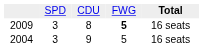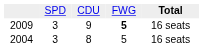(89, 25) 8 -> (89, 25) 9
(89, 39) 9 -> (89, 39) 8
